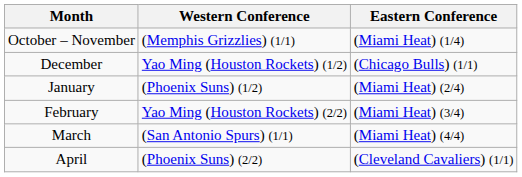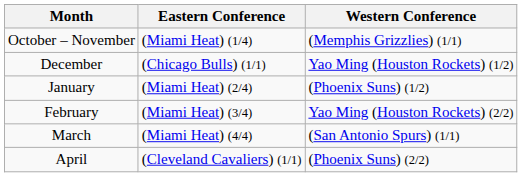columns swapped: (434, 16) <-> (244, 16)
